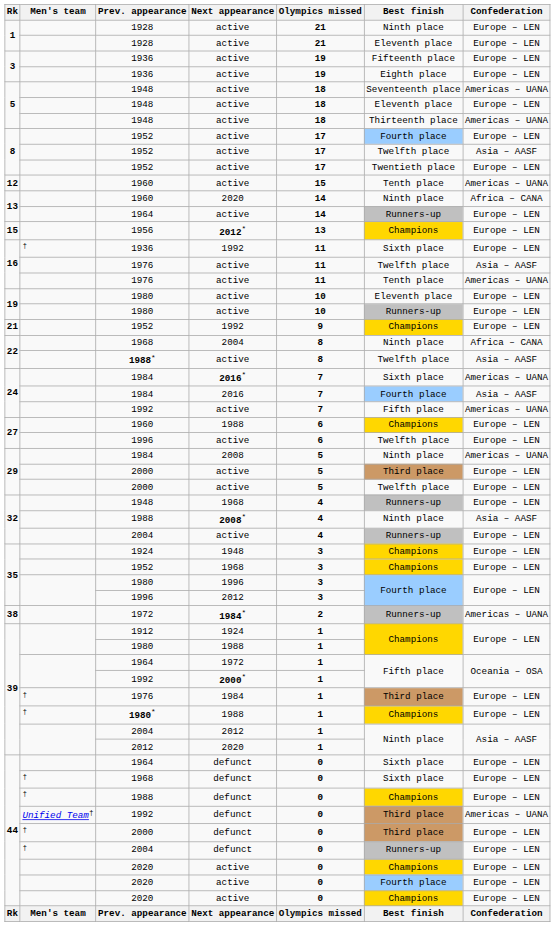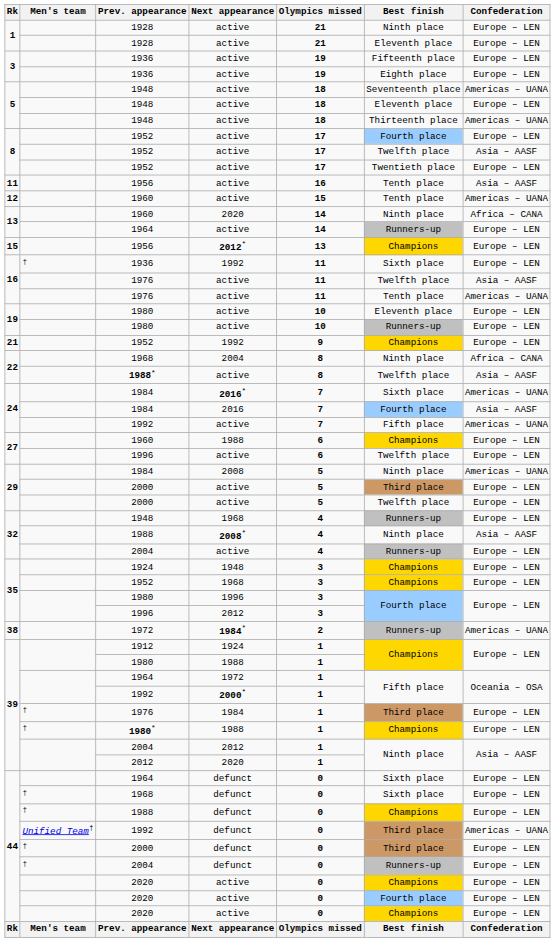+ row: (142, 183)
